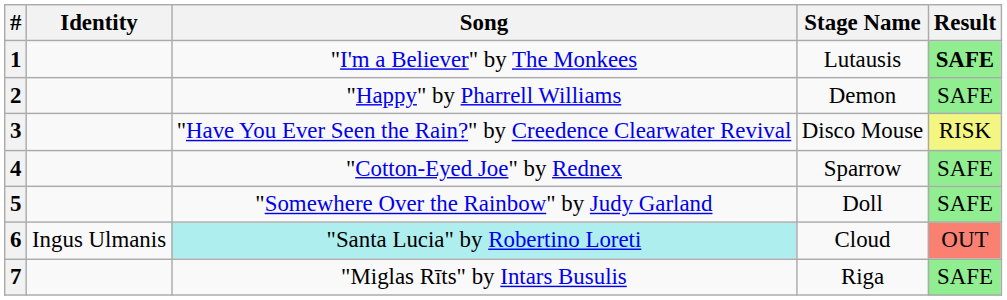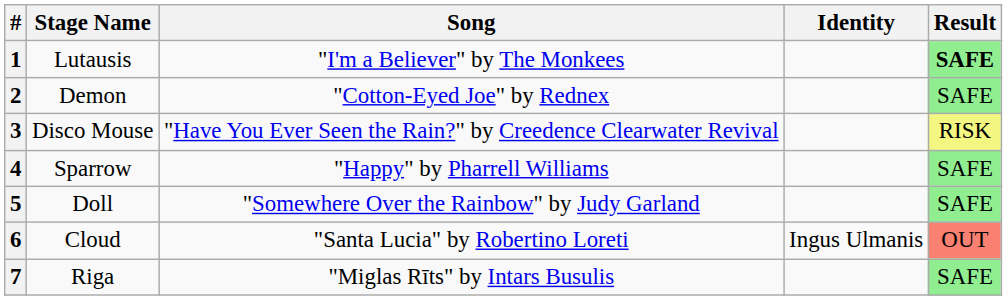columns swapped: (862, 22) <-> (99, 22)
(484, 95) "Happy" by Pharrell Williams -> (471, 95) "Cotton-Eyed Joe" by Rednex
(484, 167) "Cotton-Eyed Joe" by Rednex -> (471, 167) "Happy" by Pharrell Williams
(484, 240) paleturquoise background -> (471, 240) no background
